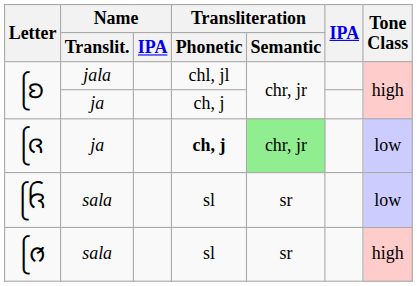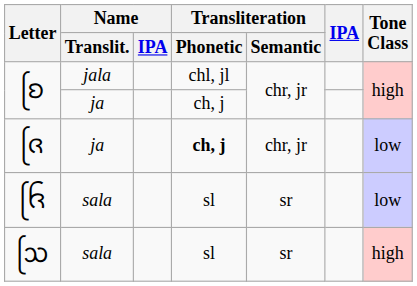(286, 145) lightgreen background -> (286, 145) no background
+ row: (33, 253)
- row: (33, 253)
